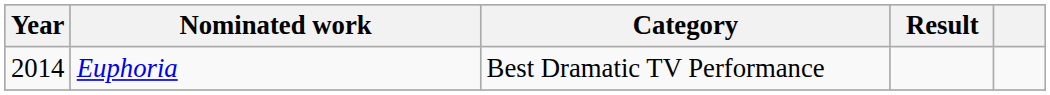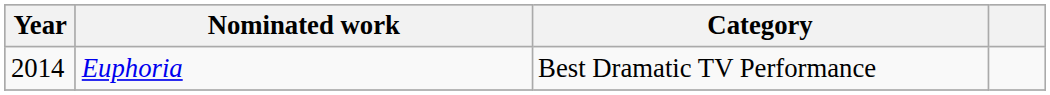- column: (942, 25)
